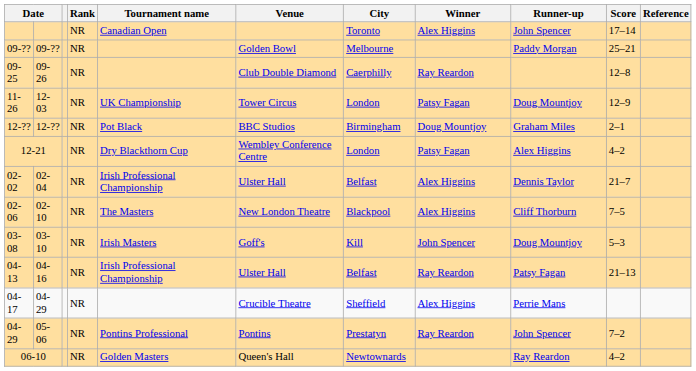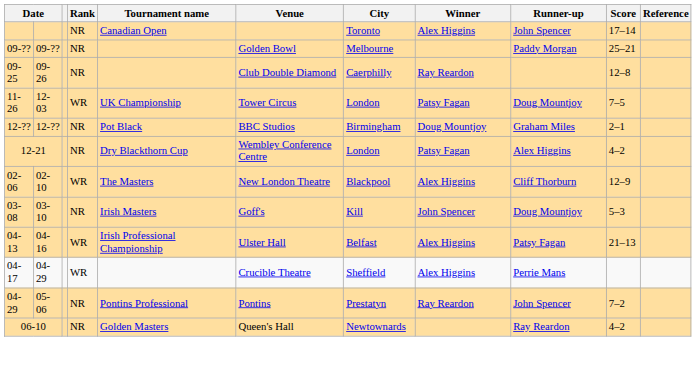(77, 102) NR -> (79, 102) WR
(620, 102) 12–9 -> (617, 102) 7–5
- row: (14, 181)
(77, 211) NR -> (79, 181) WR
(617, 211) 7–5 -> (620, 181) 12–9
(77, 272) NR -> (79, 242) WR
(446, 272) Ray Reardon -> (446, 242) Alex Higgins
(77, 302) NR -> (79, 272) WR
